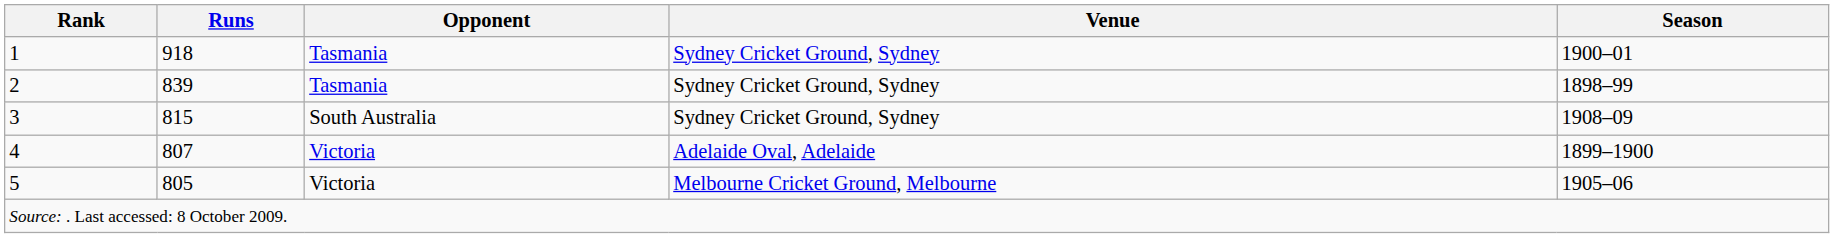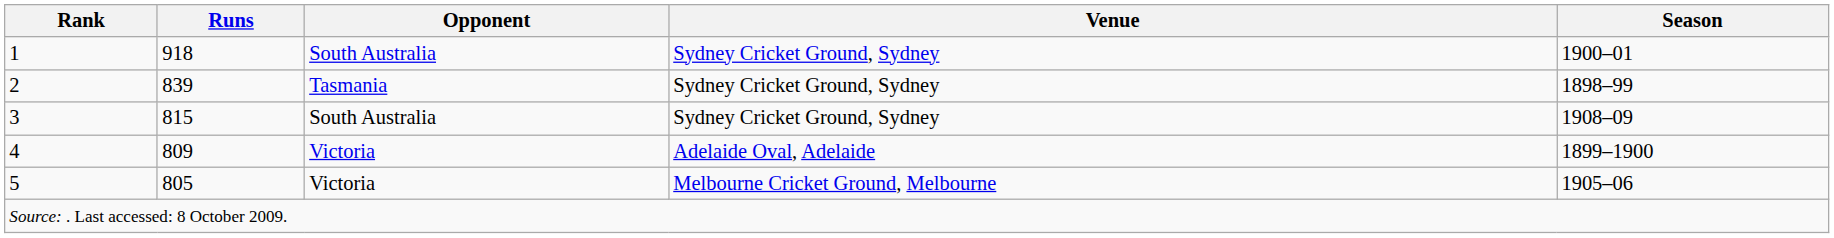(348, 53) Tasmania -> (373, 53) South Australia
(178, 150) 807 -> (178, 150) 809
